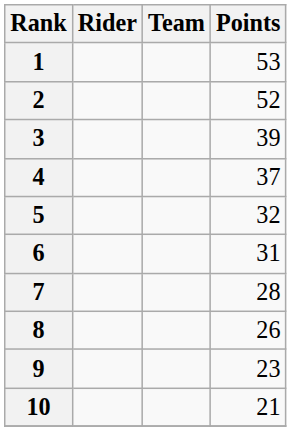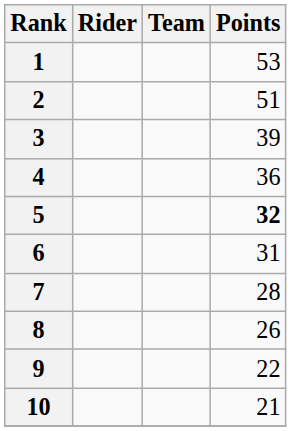(268, 100) 52 -> (268, 100) 51
(268, 176) 37 -> (268, 176) 36
(268, 215) normal -> (268, 215) bold
(268, 368) 23 -> (268, 368) 22
